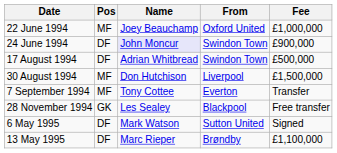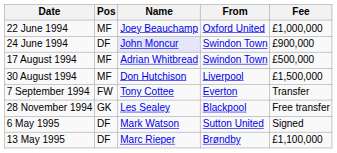(104, 60) DF -> (104, 60) MF
(104, 92) MF -> (105, 92) FW
